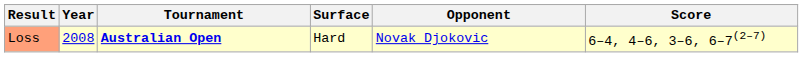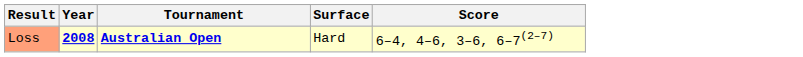- column: (479, 15)
(78, 39) normal -> (78, 39) bold
